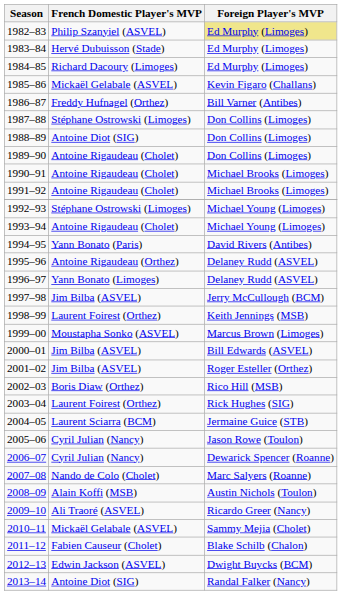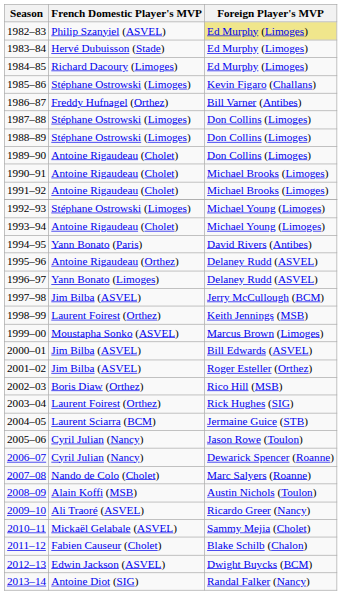(114, 84) Mickaël Gelabale (ASVEL) -> (121, 84) Stéphane Ostrowski (Limoges)
(95, 137) Antoine Diot (SIG) -> (121, 137) Stéphane Ostrowski (Limoges)
